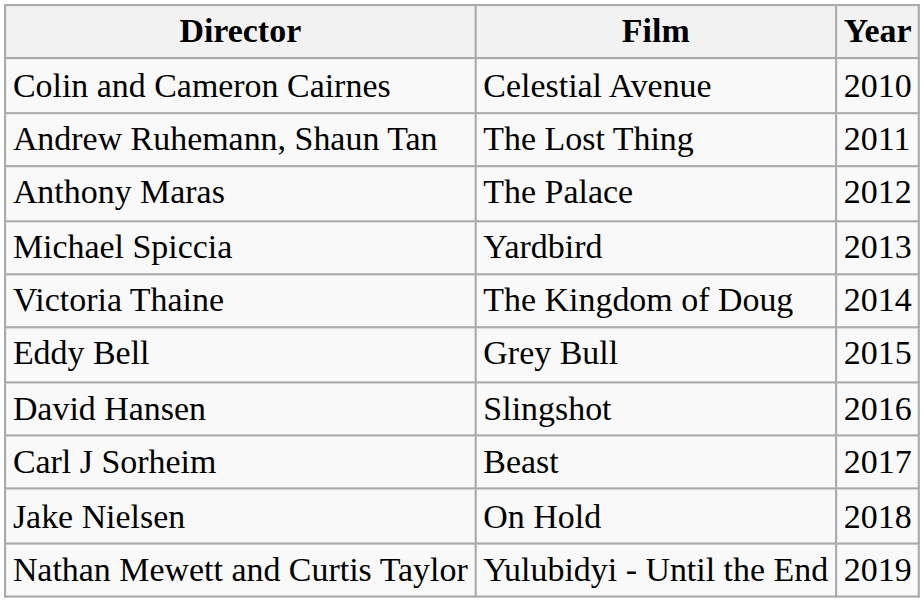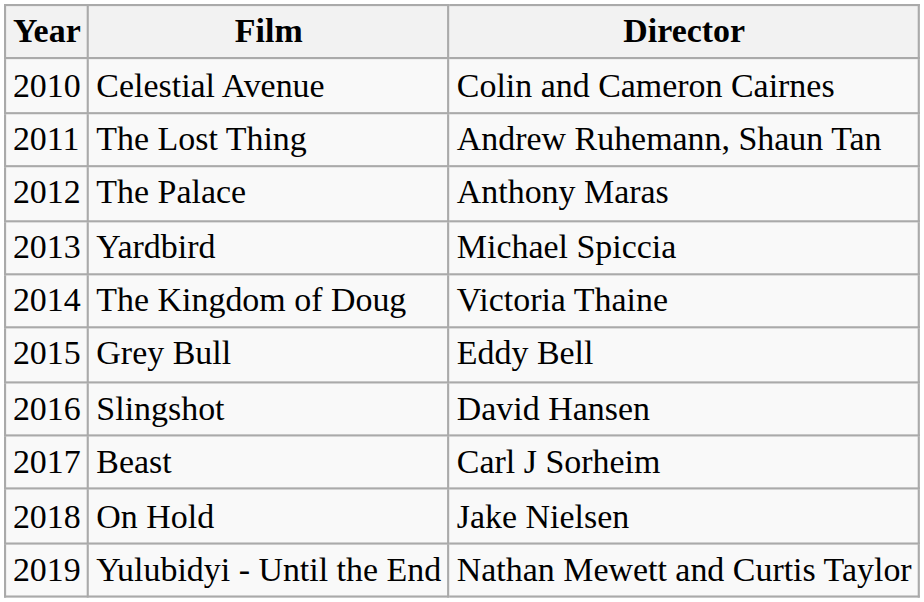columns swapped: (878, 31) <-> (240, 31)
